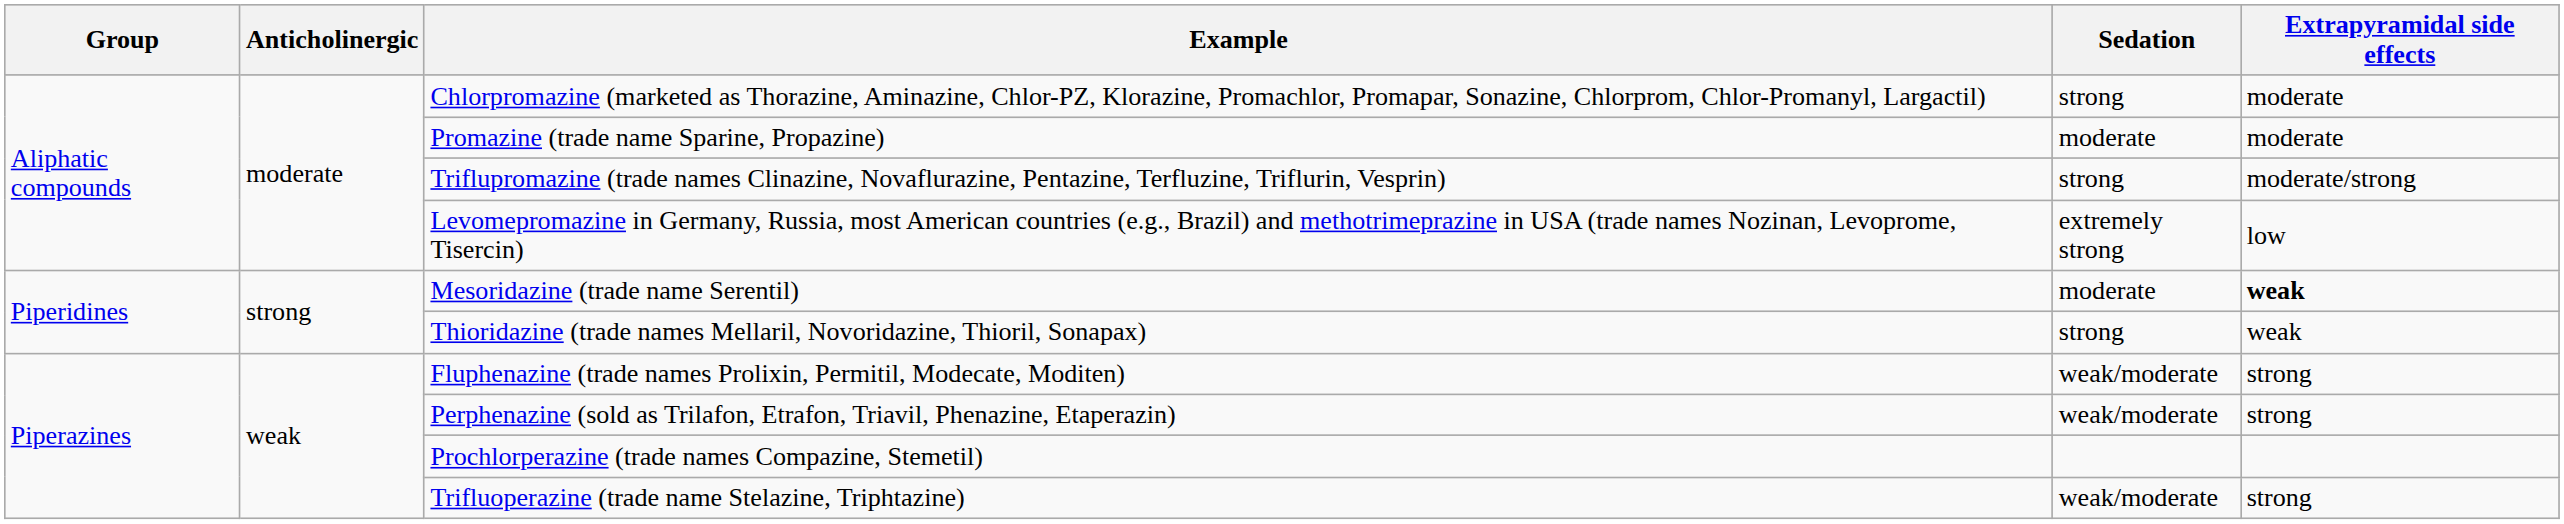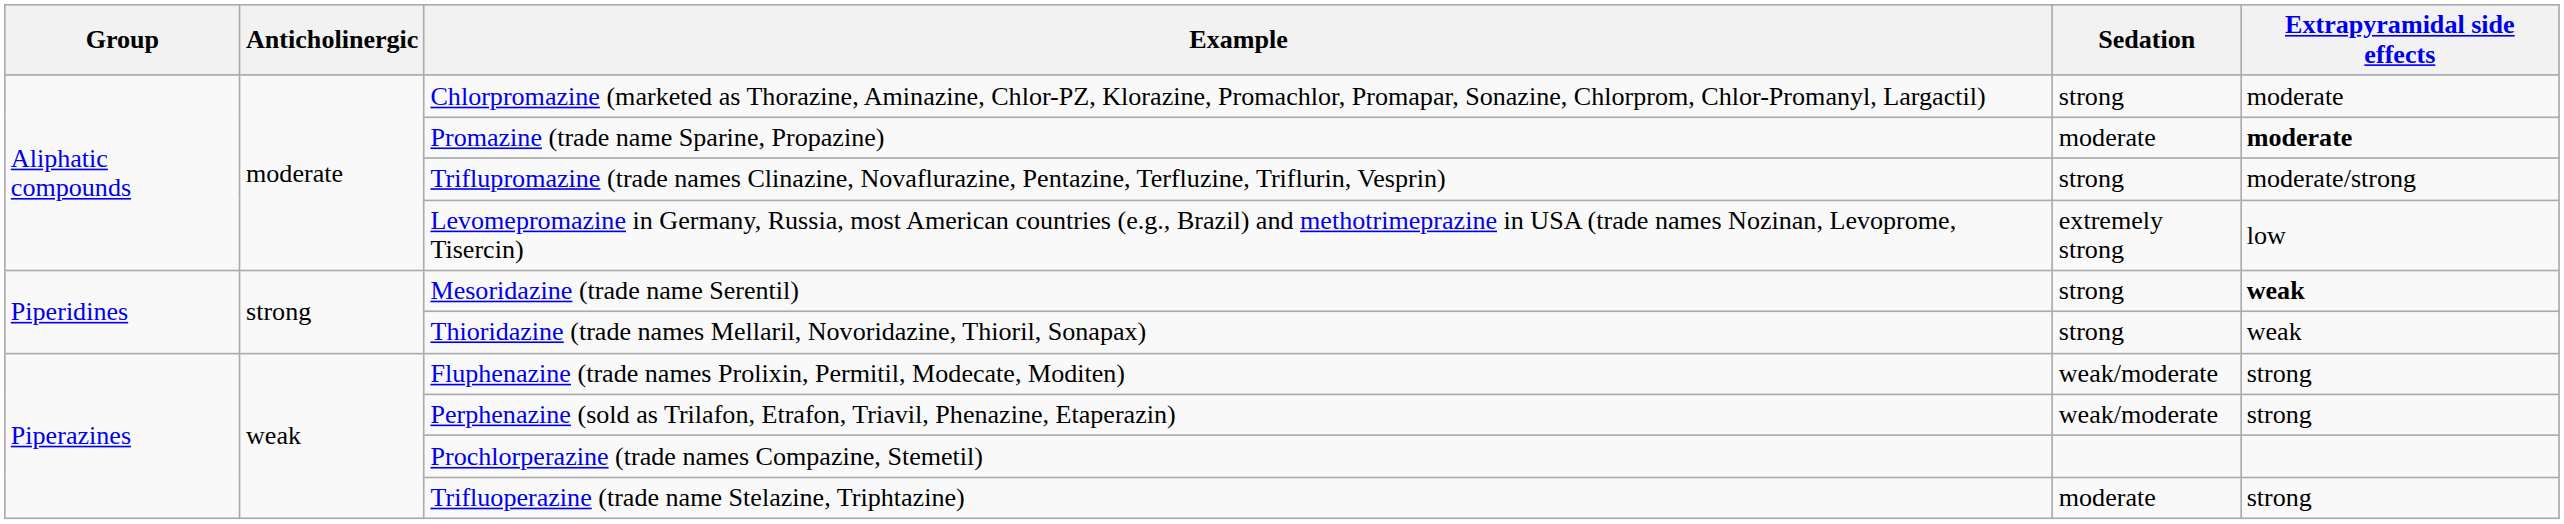(2295, 137) normal -> (2300, 137) bold
(2107, 290) moderate -> (2091, 290) strong
(2138, 497) weak/moderate -> (2107, 497) moderate
